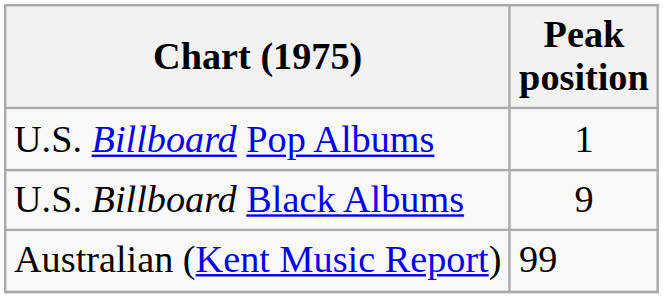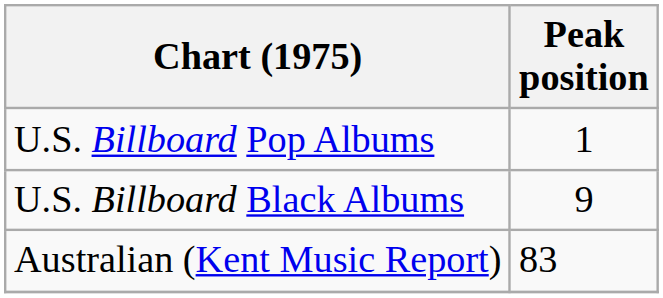(538, 259) 99 -> (538, 259) 83
